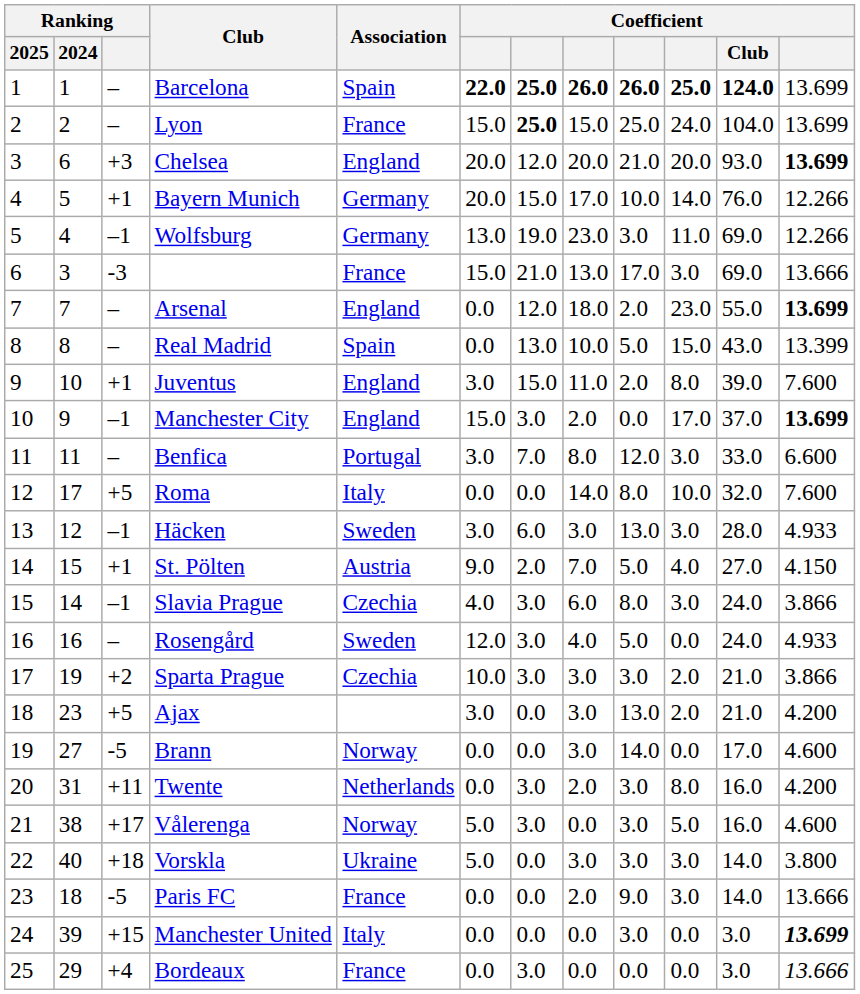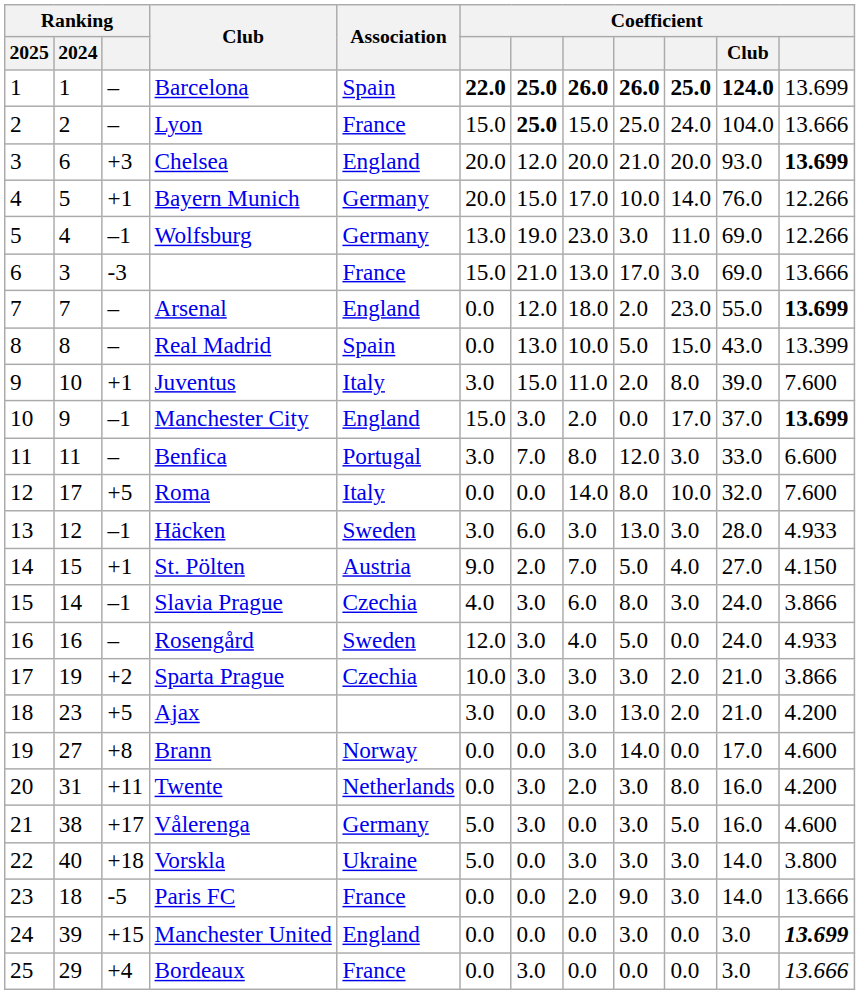(816, 124) 13.699 -> (816, 124) 13.666
(381, 382) England -> (364, 382) Italy
(117, 750) -5 -> (120, 750) +8
(380, 823) Norway -> (386, 823) Germany
(364, 934) Italy -> (381, 934) England
